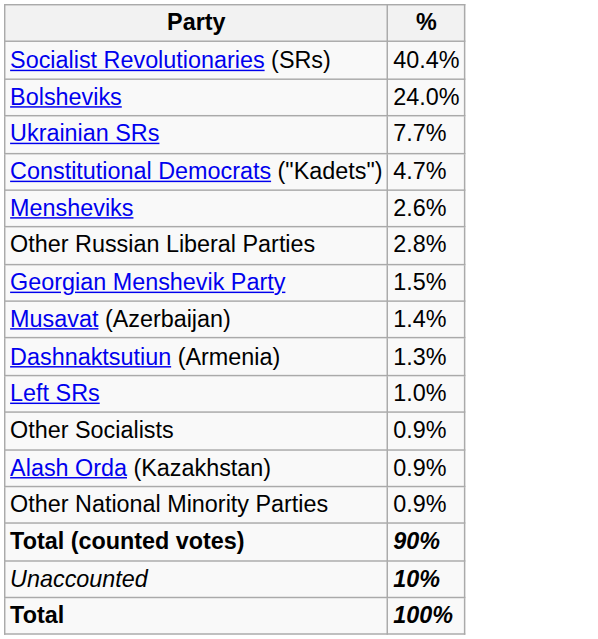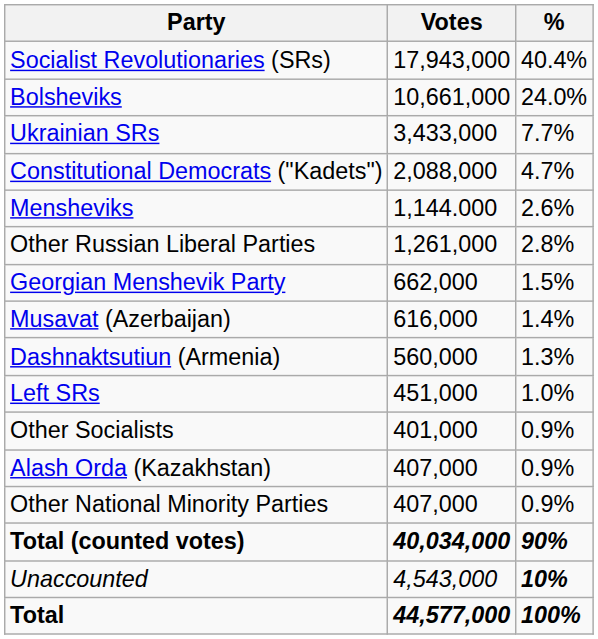+ column: (452, 23)
